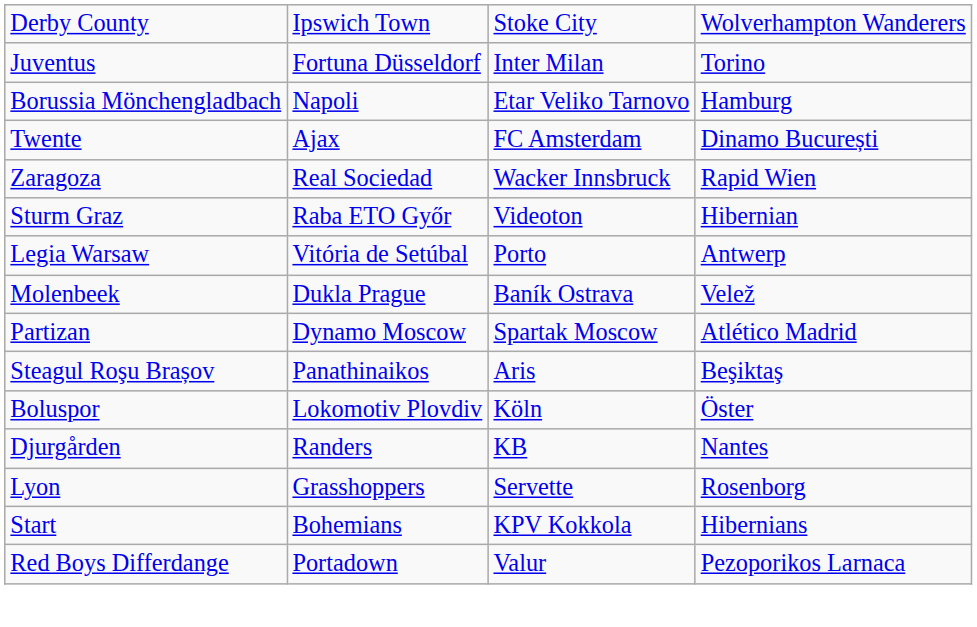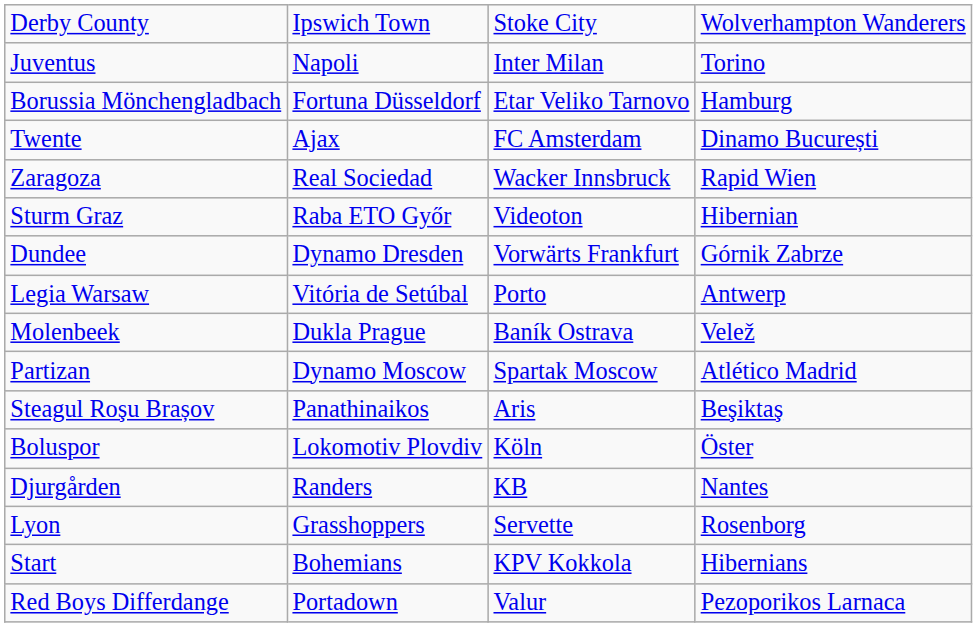(387, 62) Fortuna Düsseldorf -> (326, 62) Napoli
(326, 100) Napoli -> (387, 100) Fortuna Düsseldorf
+ row: (48, 255)
